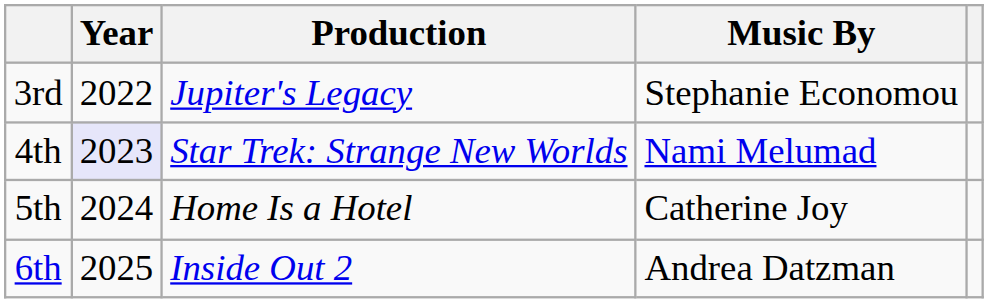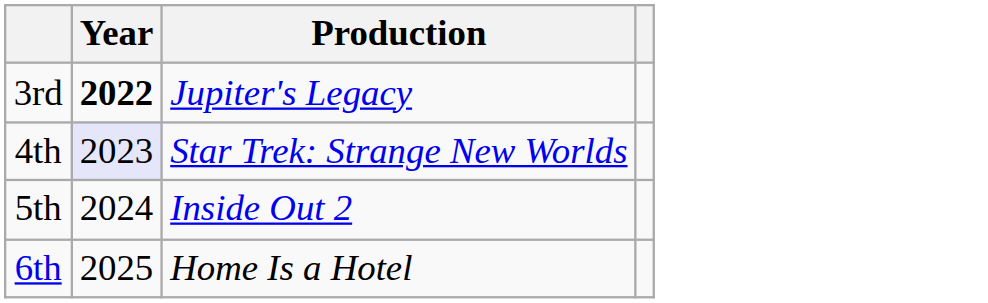- column: (801, 33)
(116, 92) normal -> (116, 92) bold
(291, 208) Home Is a Hotel -> (261, 208) Inside Out 2
(261, 267) Inside Out 2 -> (291, 267) Home Is a Hotel
